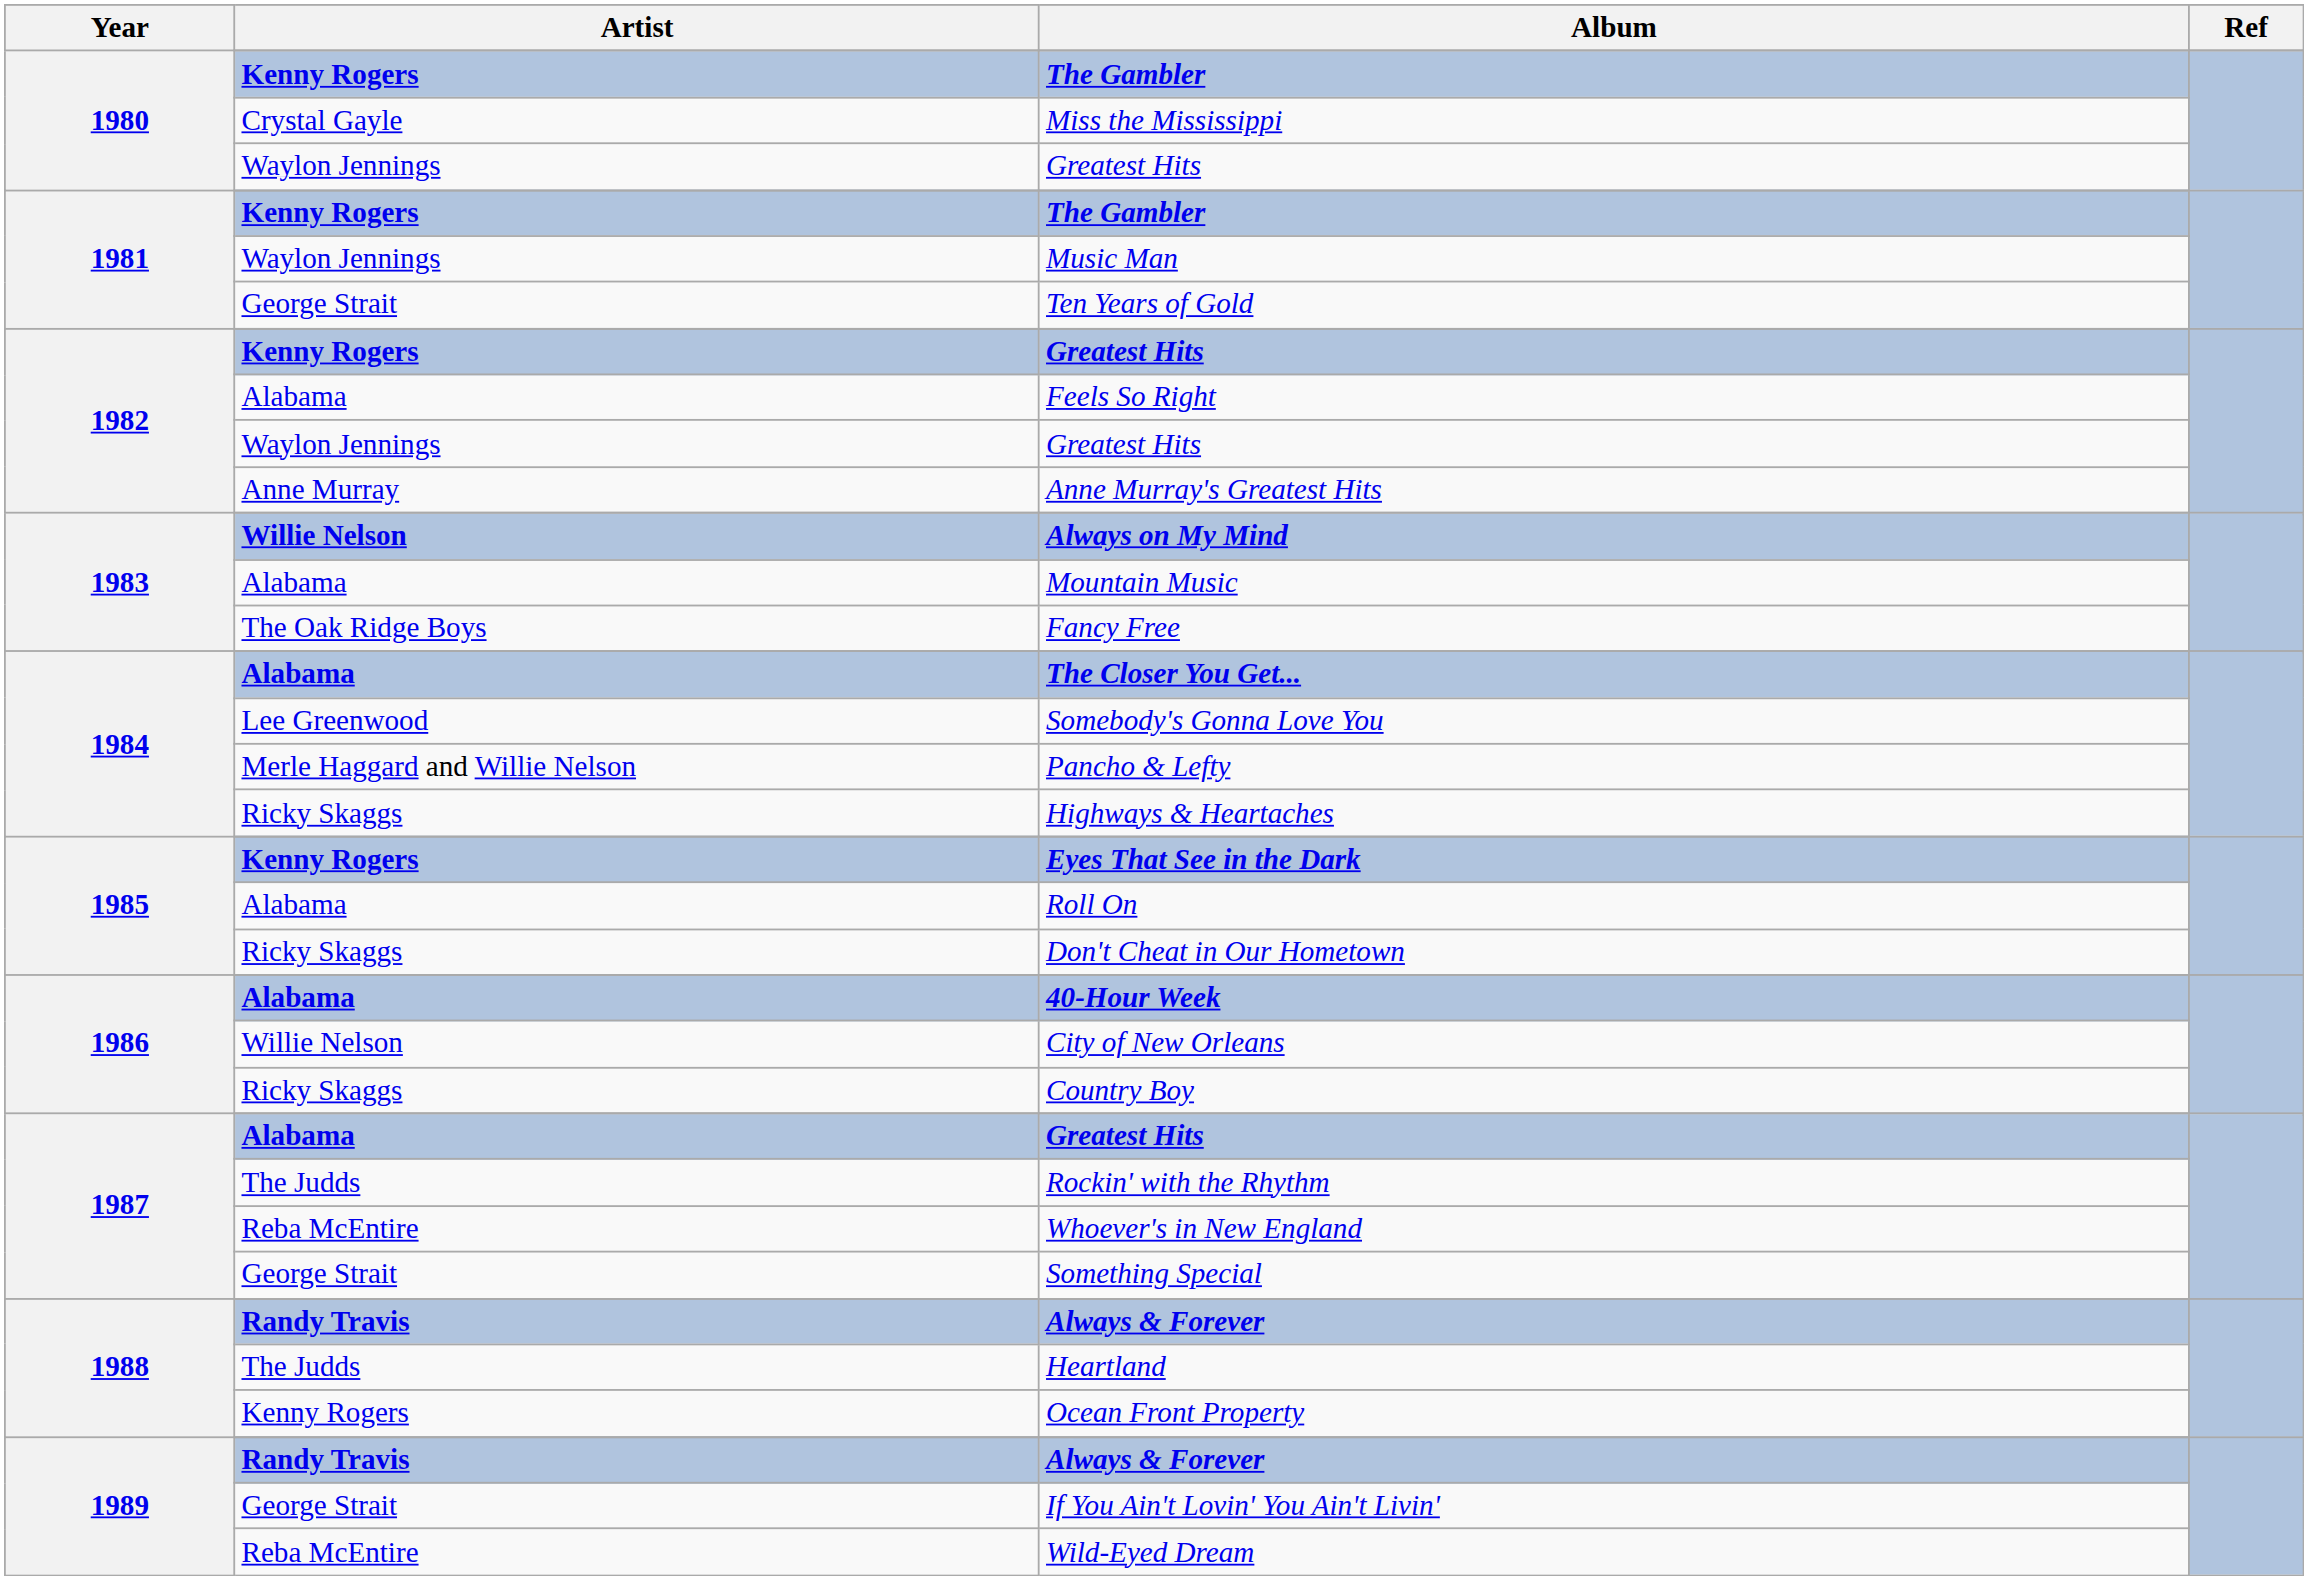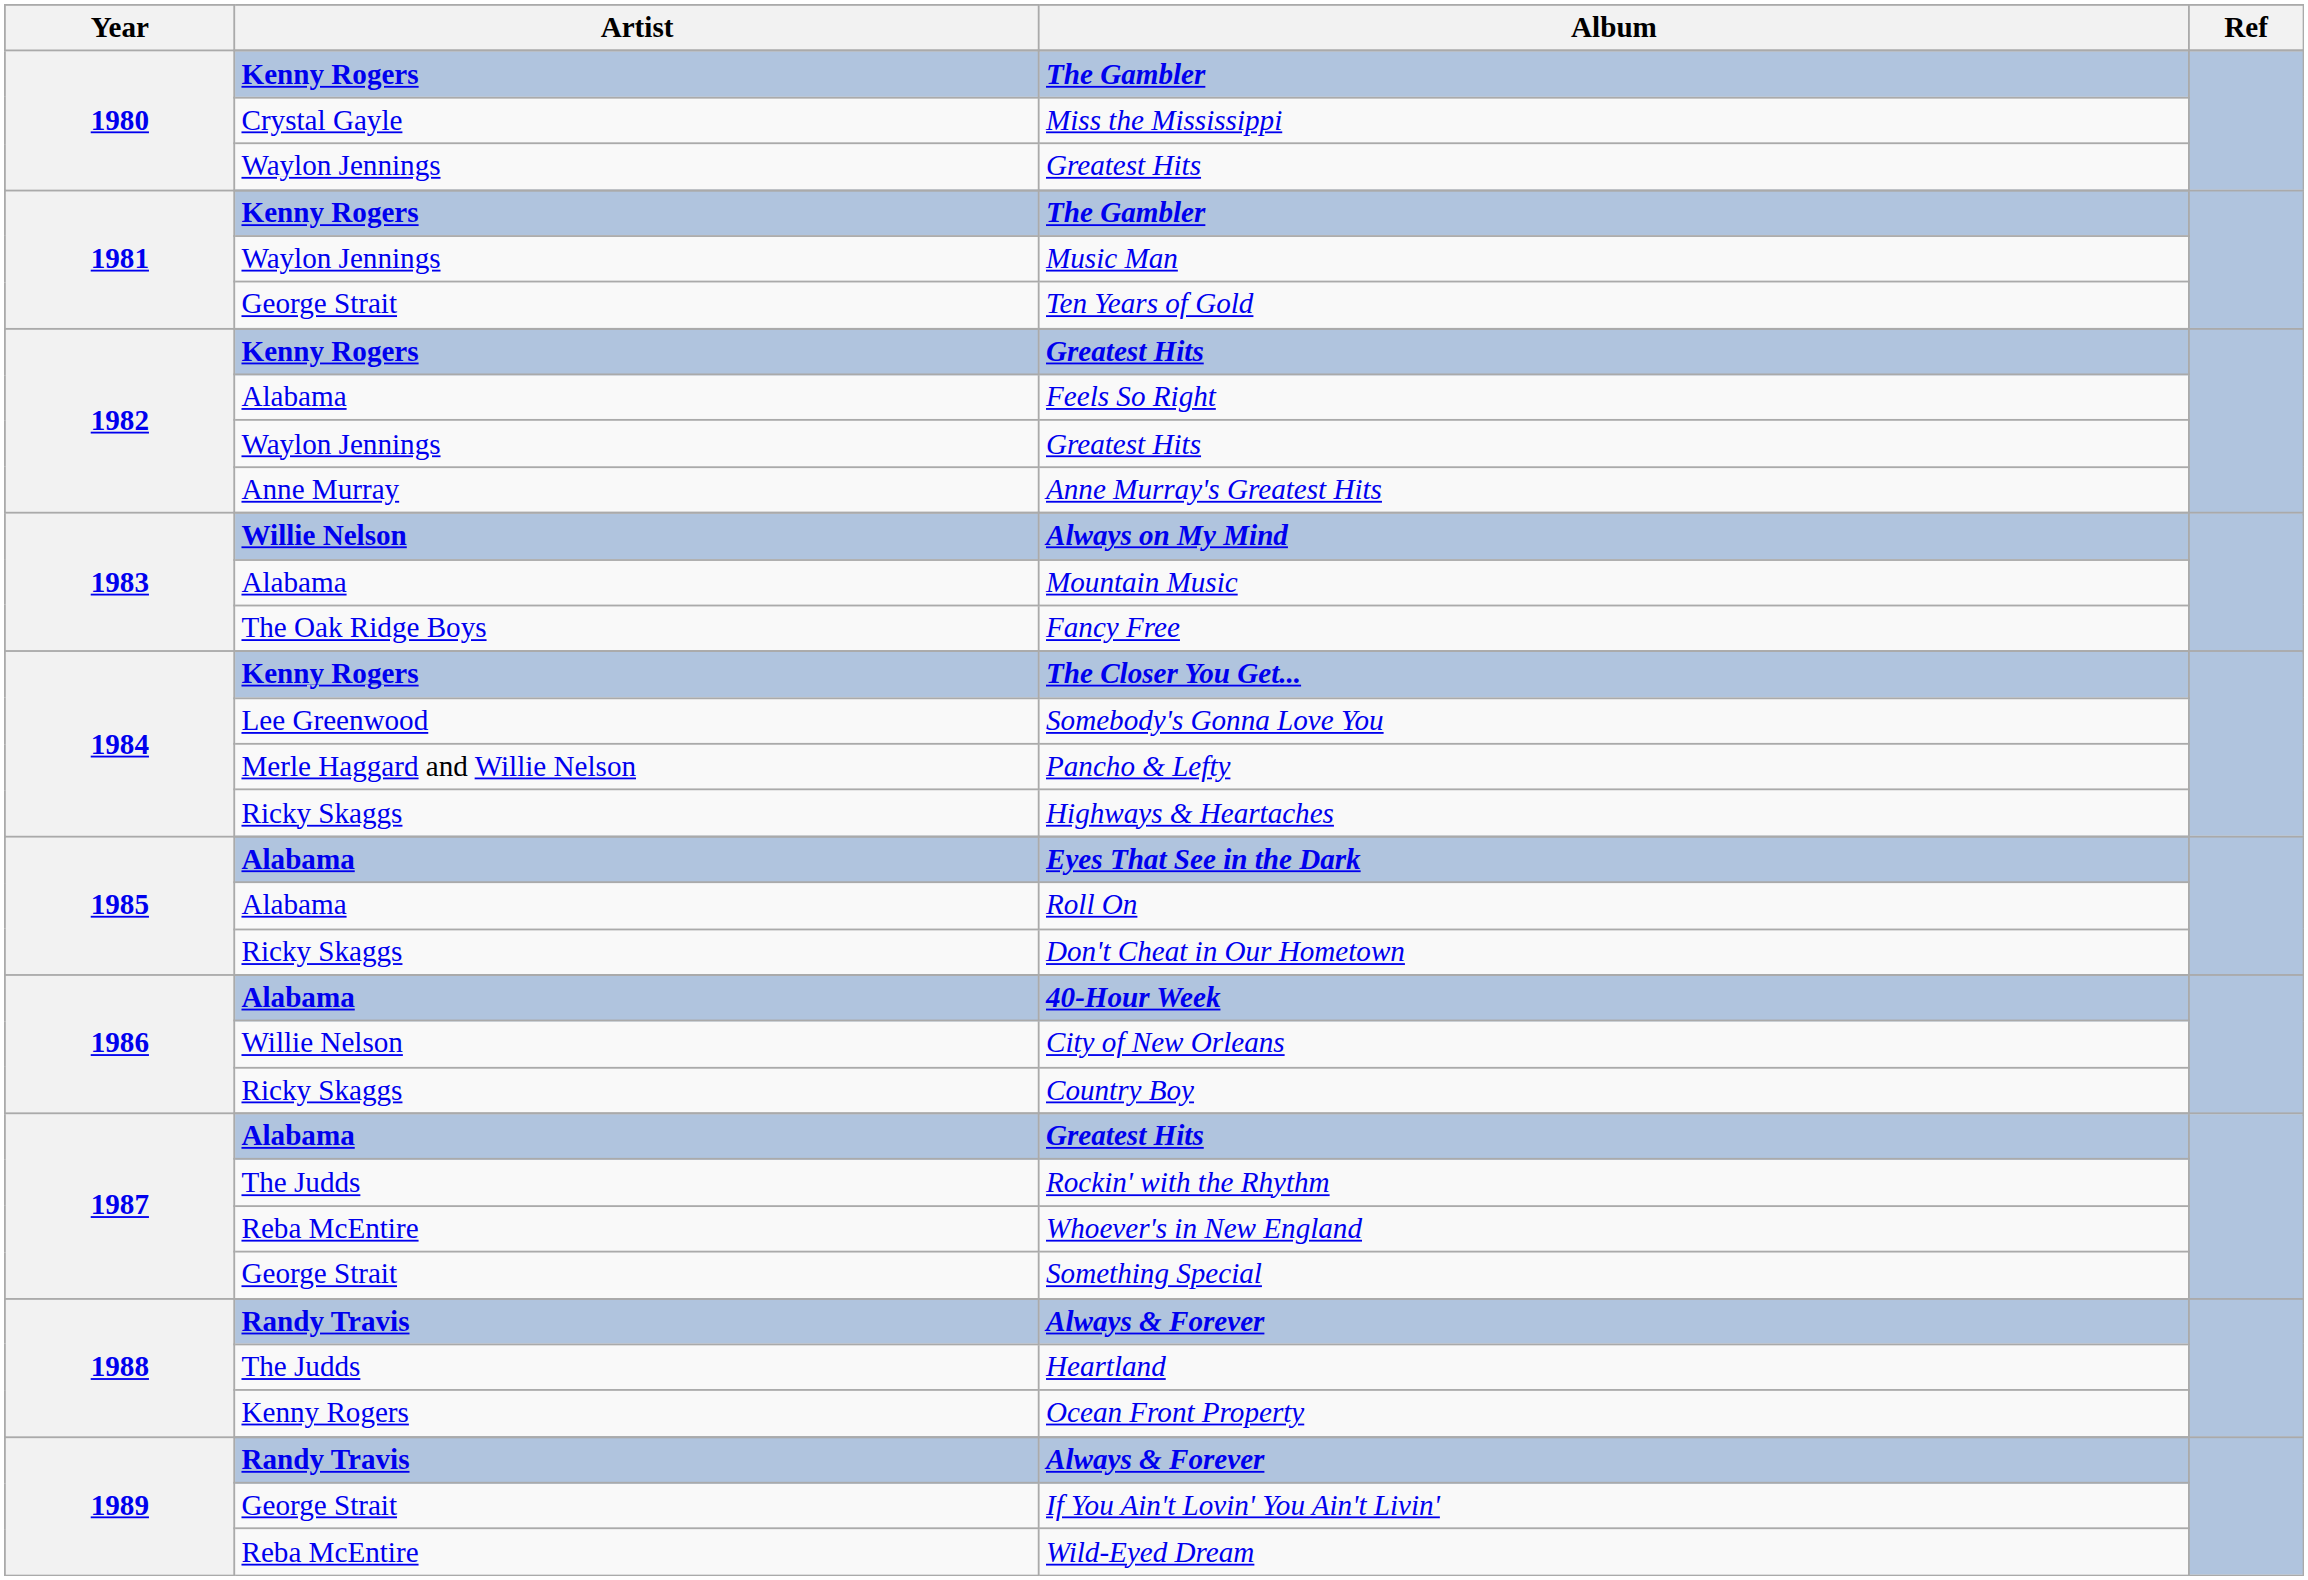(298, 674) Alabama -> (330, 674) Kenny Rogers
(330, 858) Kenny Rogers -> (298, 858) Alabama
